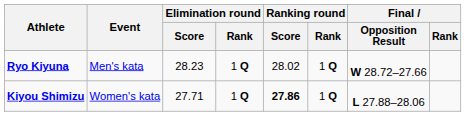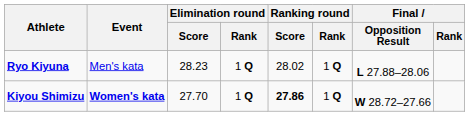(389, 72) W 28.72–27.66 -> (393, 72) L 27.88–28.06
(125, 96) normal -> (127, 96) bold
(189, 96) 27.71 -> (194, 96) 27.70
(389, 103) L 27.88–28.06 -> (393, 103) W 28.72–27.66
